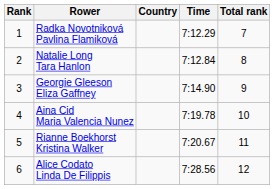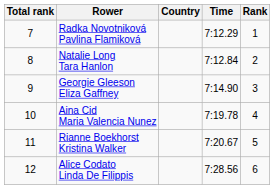columns swapped: (19, 12) <-> (244, 12)
